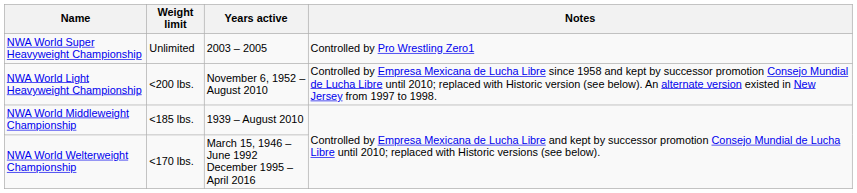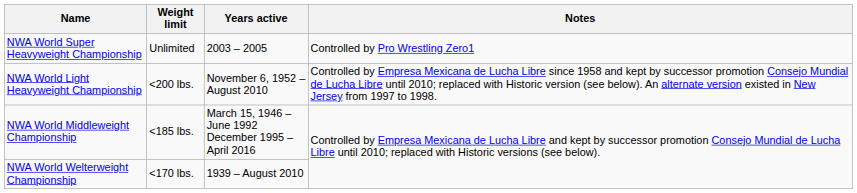(255, 119) 1939 – August 2010 -> (250, 132) March 15, 1946 – June 1992 December 1995 – April 2016
(250, 161) March 15, 1946 – June 1992 December 1995 – April 2016 -> (255, 173) 1939 – August 2010
